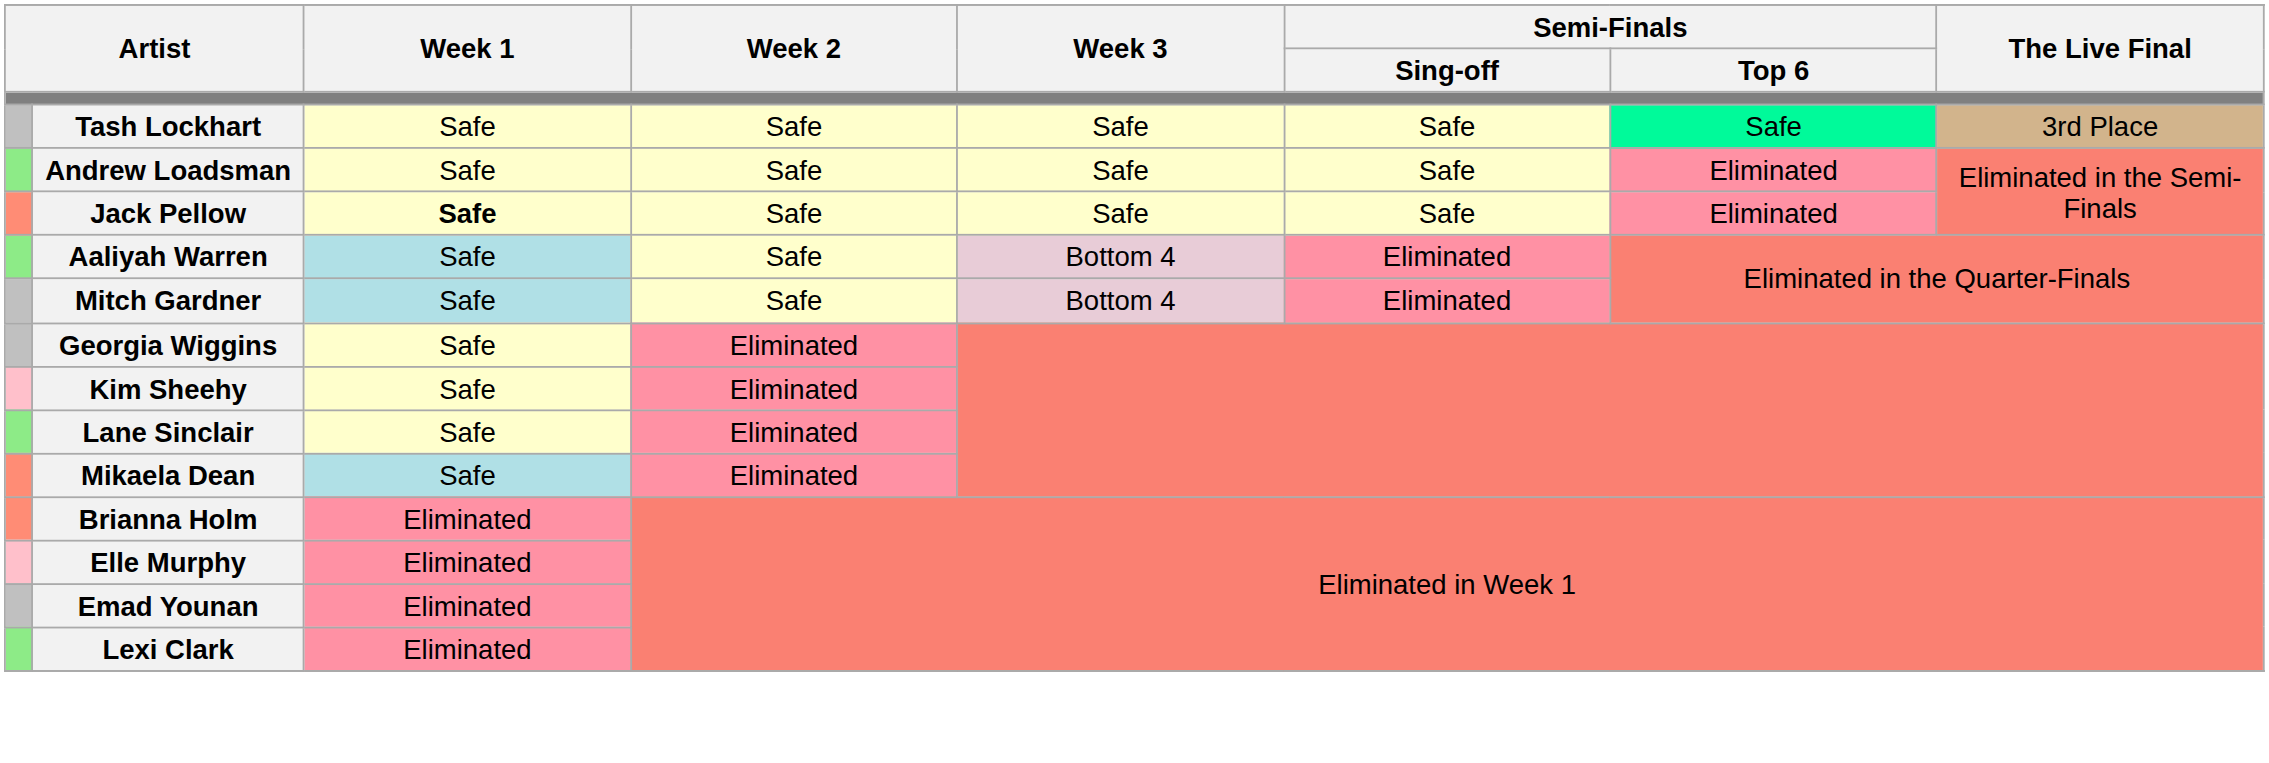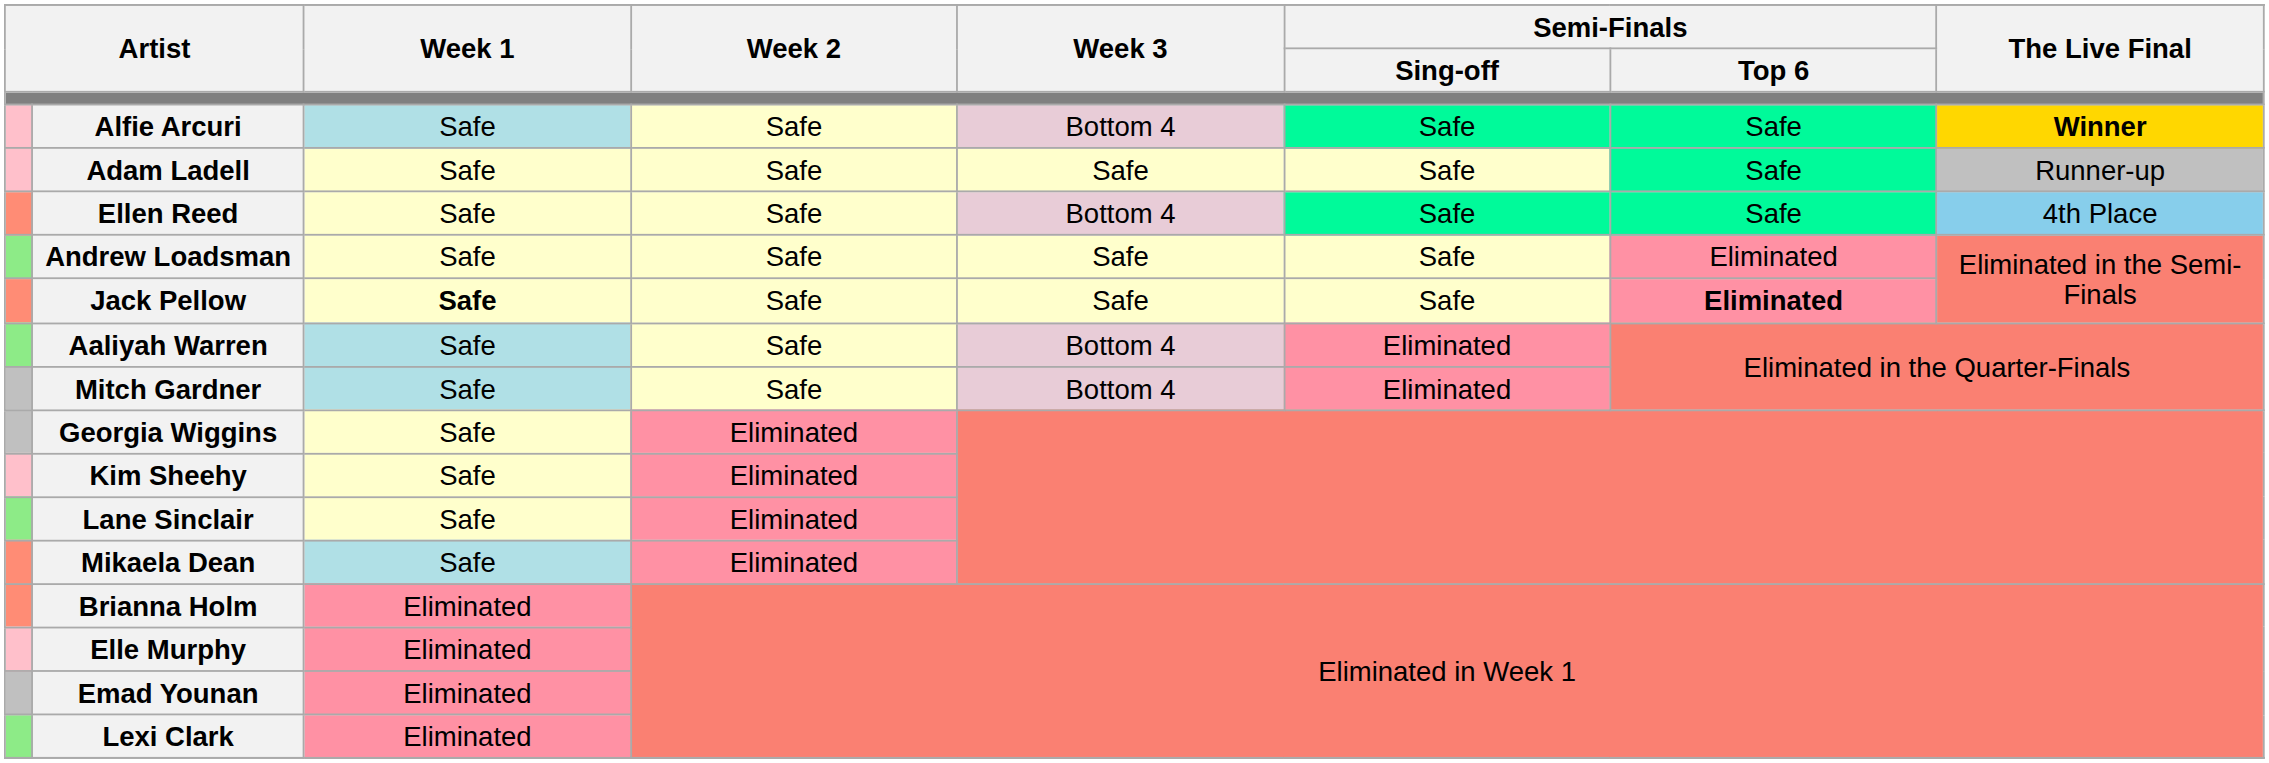+ row: (168, 127)
+ row: (168, 170)
- row: (168, 127)
+ row: (168, 214)
(1774, 214) normal -> (1774, 301) bold
